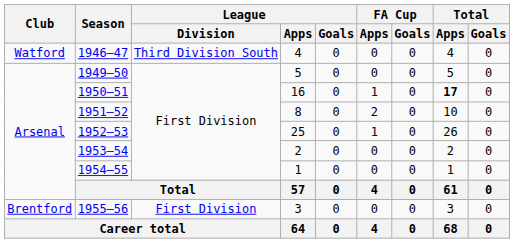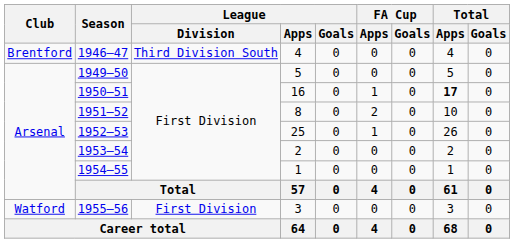(40, 53) Watford -> (40, 53) Brentford
(40, 209) Brentford -> (40, 209) Watford
